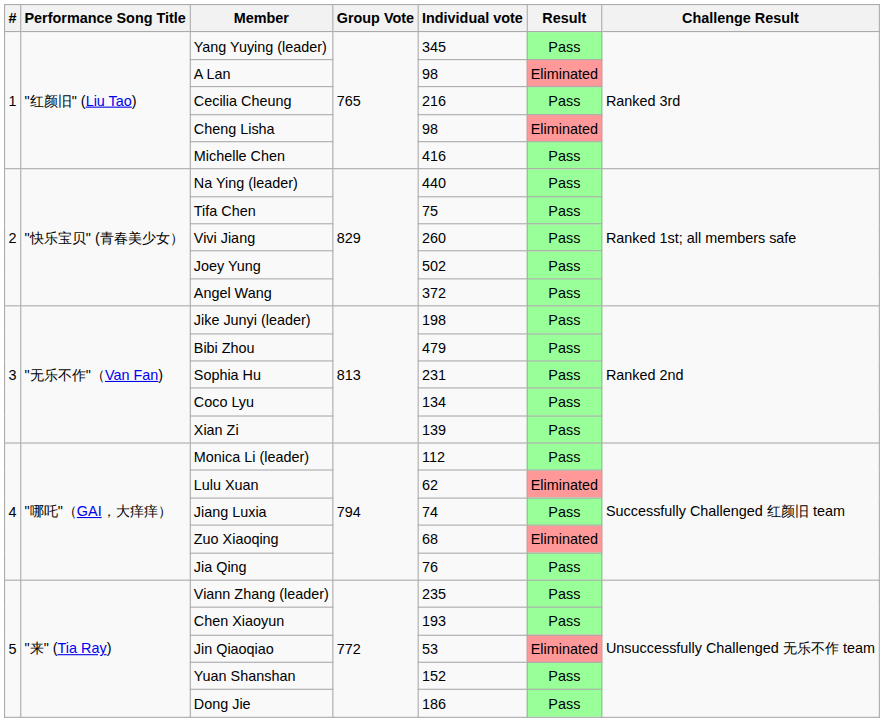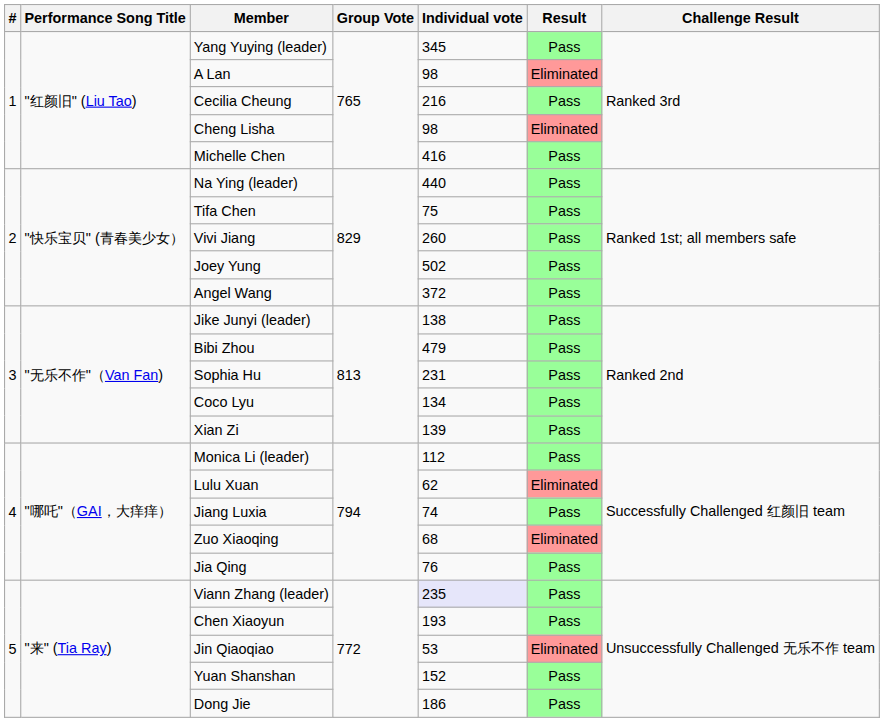(434, 320) 198 -> (434, 320) 138
(434, 594) no background -> (434, 594) lavender background
